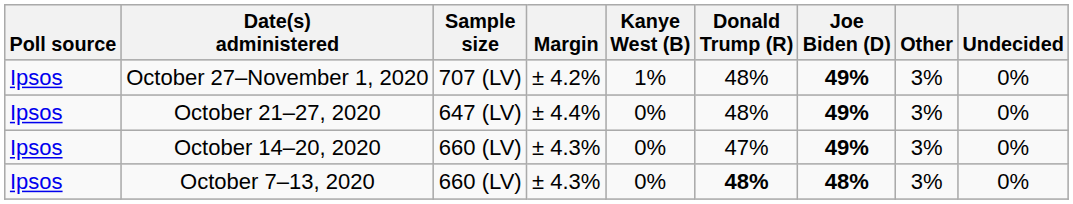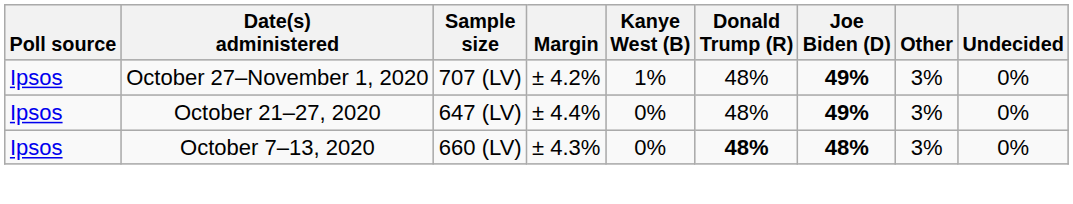- row: (277, 147)
